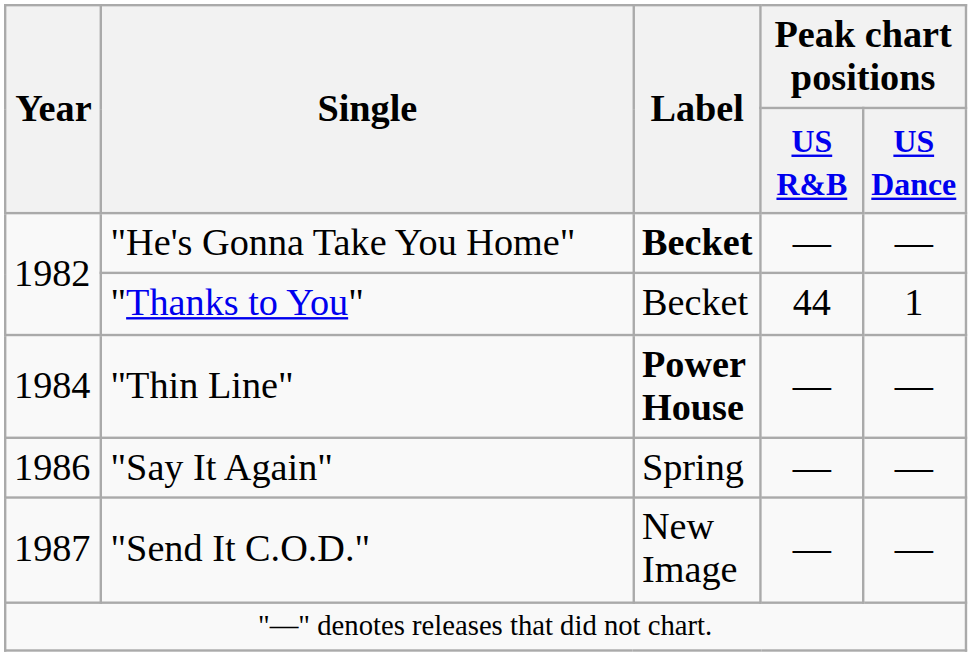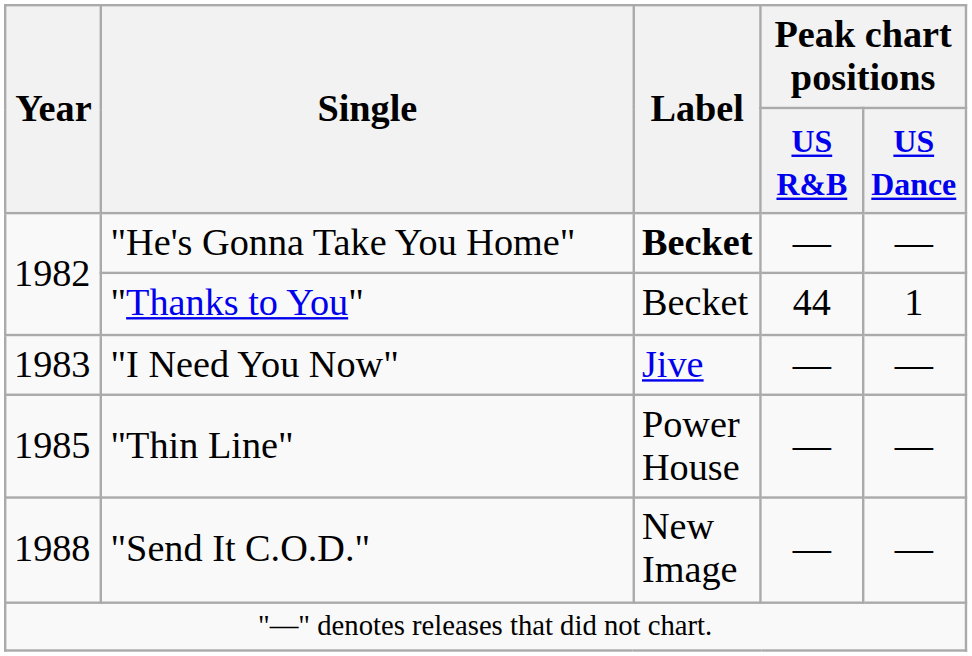+ row: (255, 363)
(52, 384) 1984 -> (52, 445) 1985
(694, 384) bold -> (691, 445) normal
- row: (222, 467)
(52, 549) 1987 -> (52, 549) 1988
